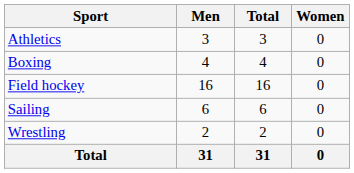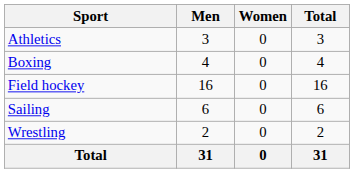columns swapped: (320, 16) <-> (263, 16)
